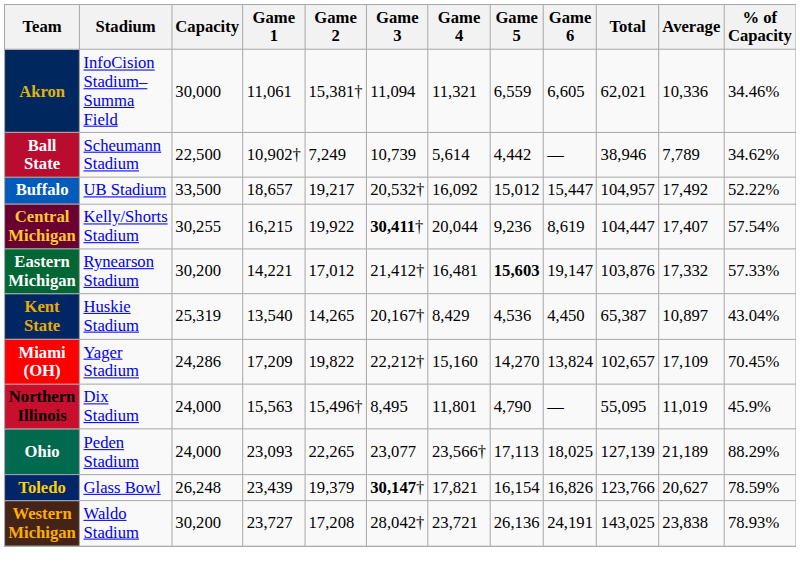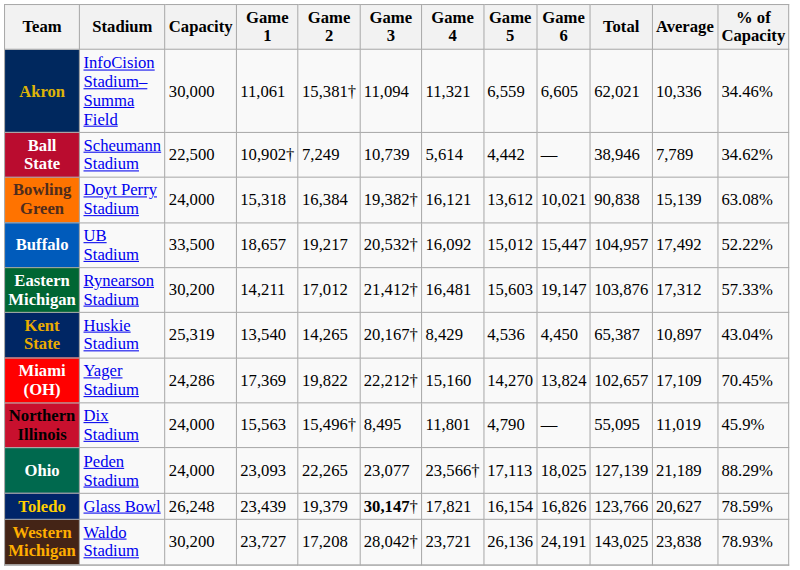+ row: (42, 199)
- row: (42, 226)
(270, 271) 14,221 -> (263, 290) 14,211
(517, 271) bold -> (510, 290) normal
(685, 271) 17,332 -> (679, 290) 17,312
(270, 361) 17,209 -> (263, 380) 17,369
